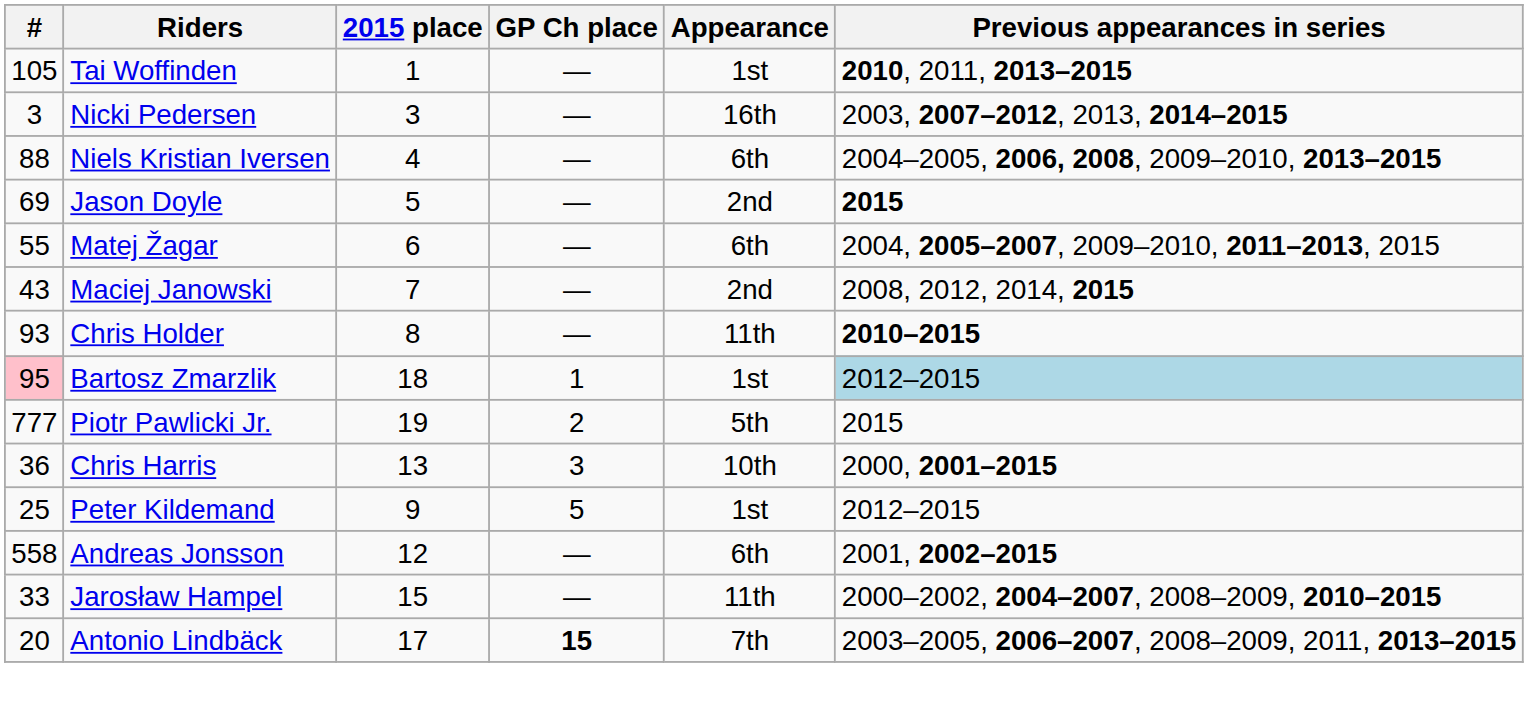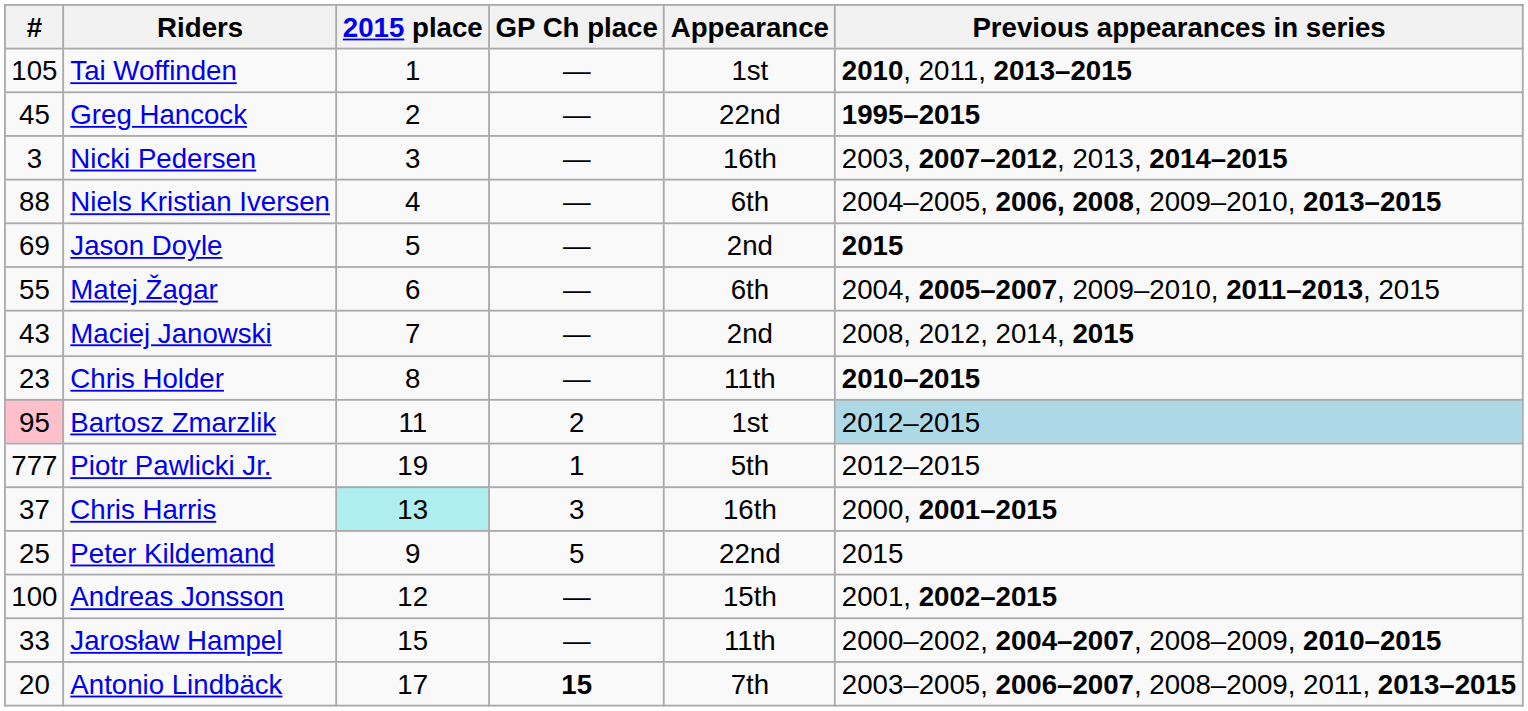+ row: (159, 115)
(34, 334) 93 -> (34, 377) 23
(413, 377) 18 -> (413, 421) 11
(577, 377) 1 -> (577, 421) 2
(577, 421) 2 -> (577, 465) 1
(873, 421) 2015 -> (911, 465) 2012–2015
(34, 465) 36 -> (34, 509) 37
(413, 465) no background -> (413, 509) paleturquoise background
(750, 465) 10th -> (750, 509) 16th
(750, 509) 1st -> (750, 553) 22nd
(911, 509) 2012–2015 -> (873, 553) 2015
(34, 553) 558 -> (34, 596) 100
(750, 553) 6th -> (750, 596) 15th
